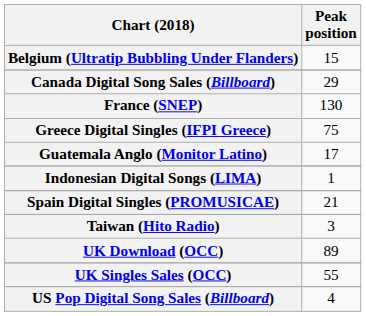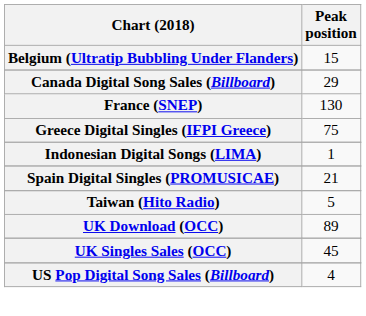- row: (153, 154)
(331, 226) 3 -> (331, 202) 5
(331, 274) 55 -> (331, 250) 45
